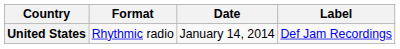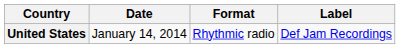columns swapped: (227, 14) <-> (133, 14)
